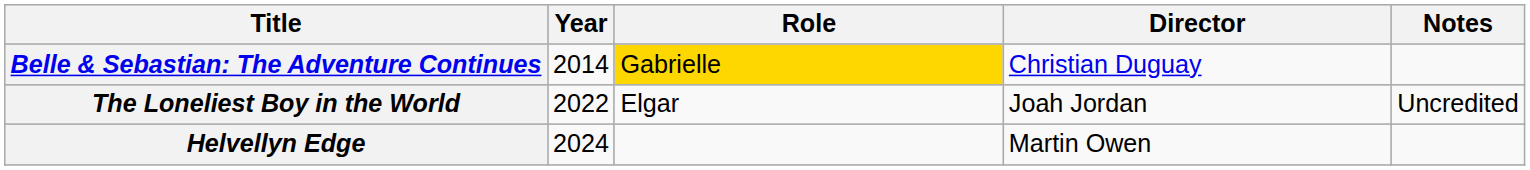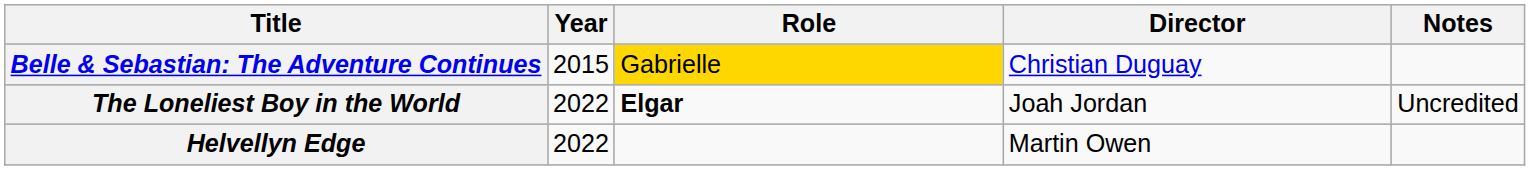(581, 64) 2014 -> (581, 64) 2015
(650, 104) normal -> (652, 104) bold
(581, 143) 2024 -> (581, 143) 2022
